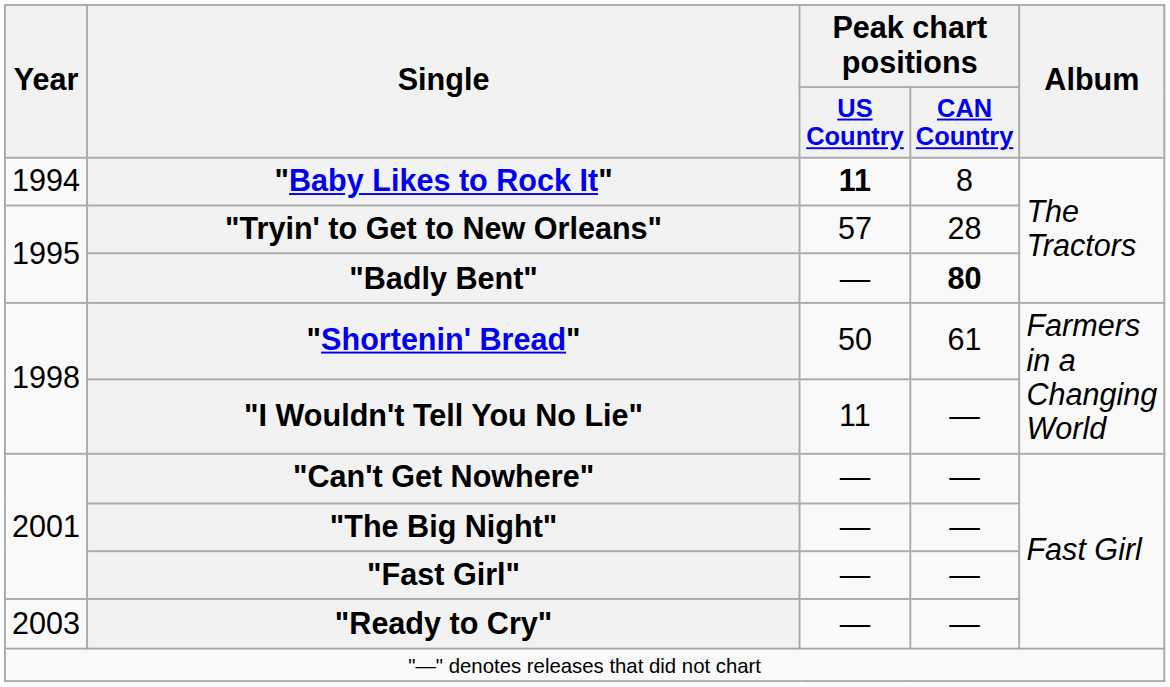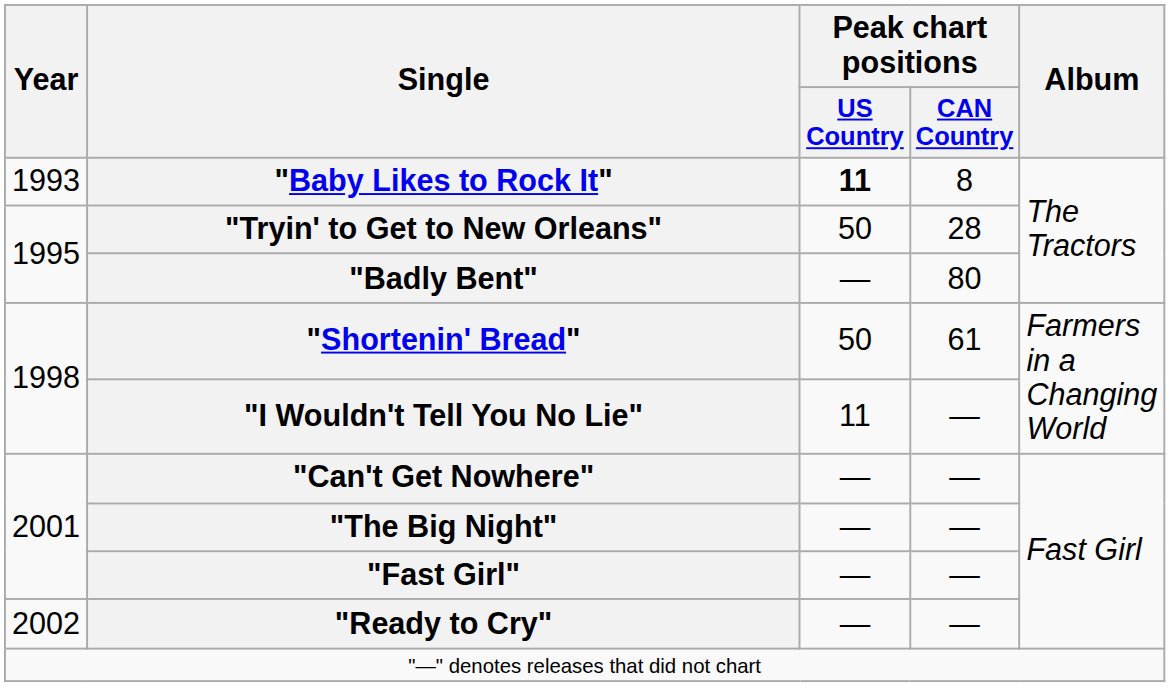(46, 180) 1994 -> (46, 180) 1993
(855, 229) 57 -> (855, 229) 50
(965, 277) bold -> (965, 277) normal
(46, 623) 2003 -> (46, 623) 2002
